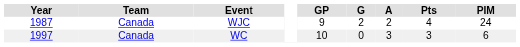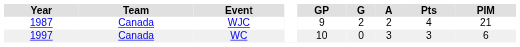(486, 23) 24 -> (486, 23) 21
